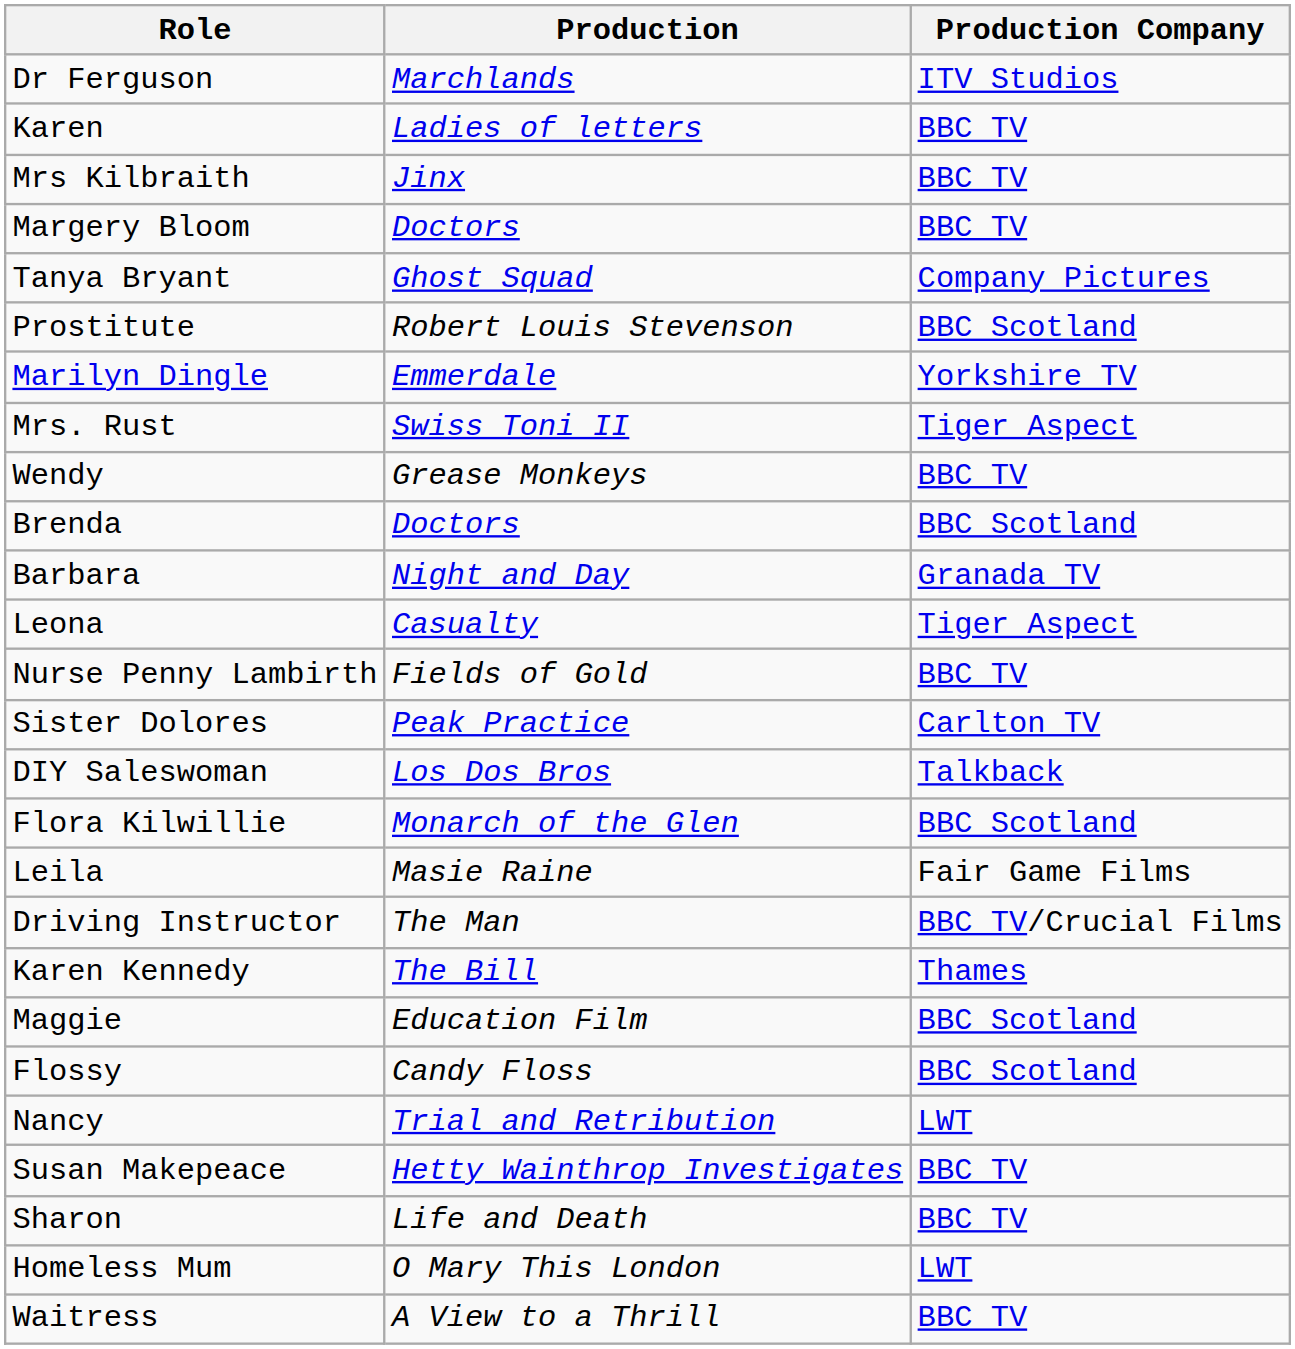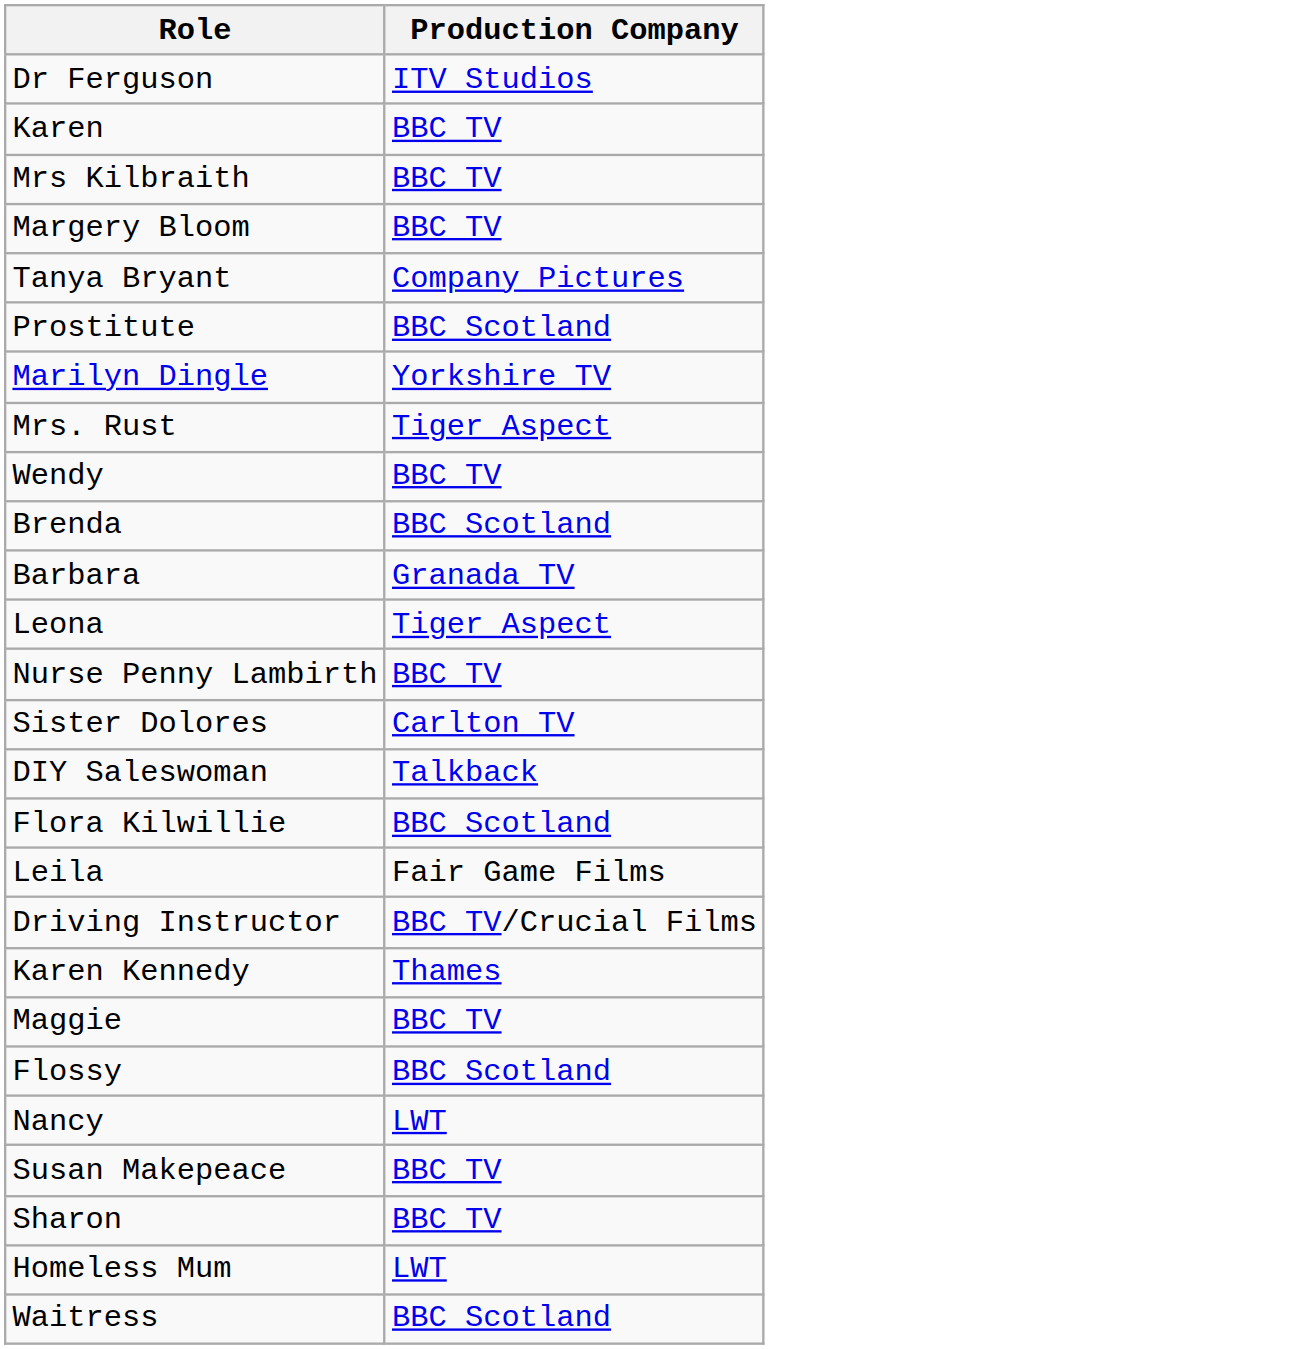- column: (648, 30)
(1027, 1022) BBC Scotland -> (447, 1022) BBC TV
(972, 1319) BBC TV -> (502, 1319) BBC Scotland
